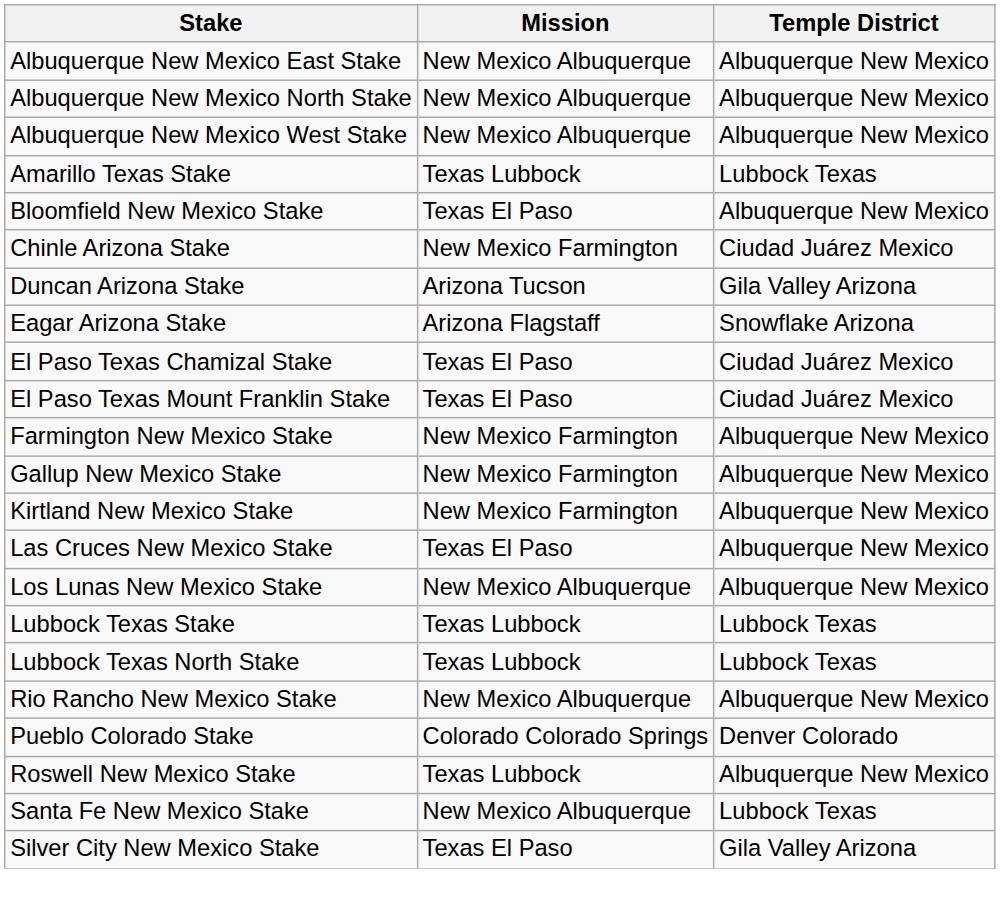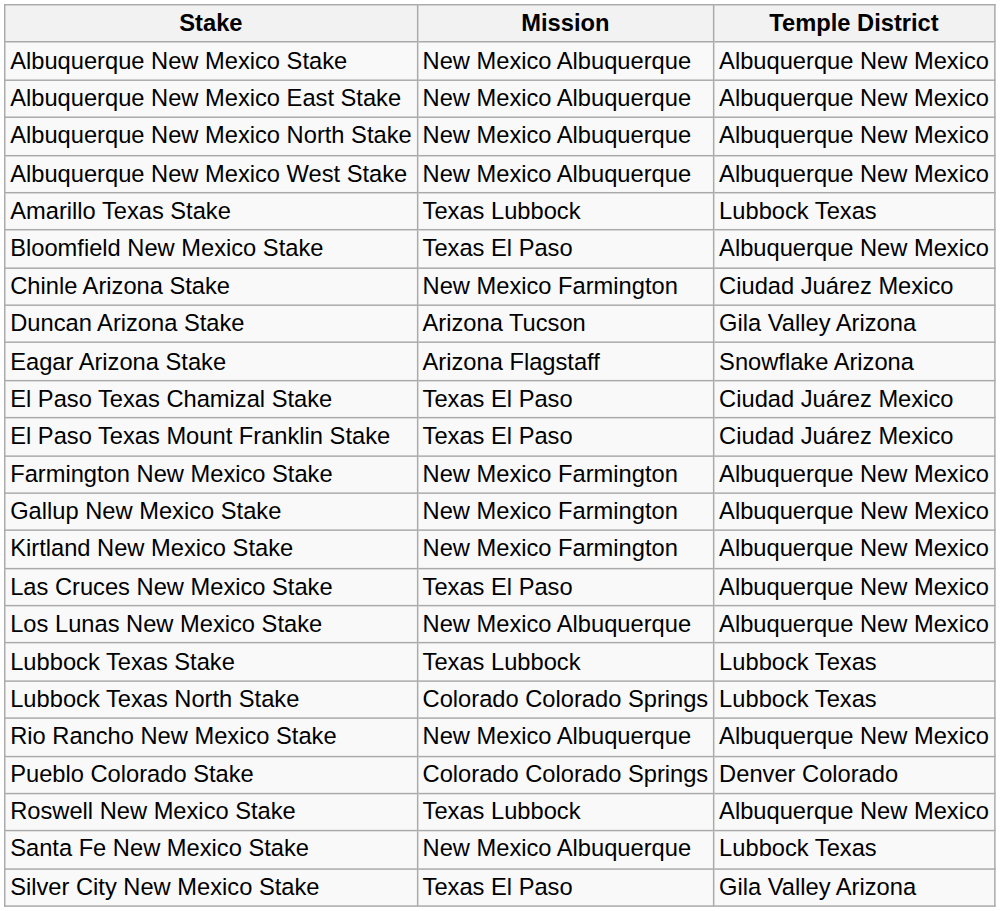+ row: (179, 60)
(502, 661) Texas Lubbock -> (565, 699) Colorado Colorado Springs
